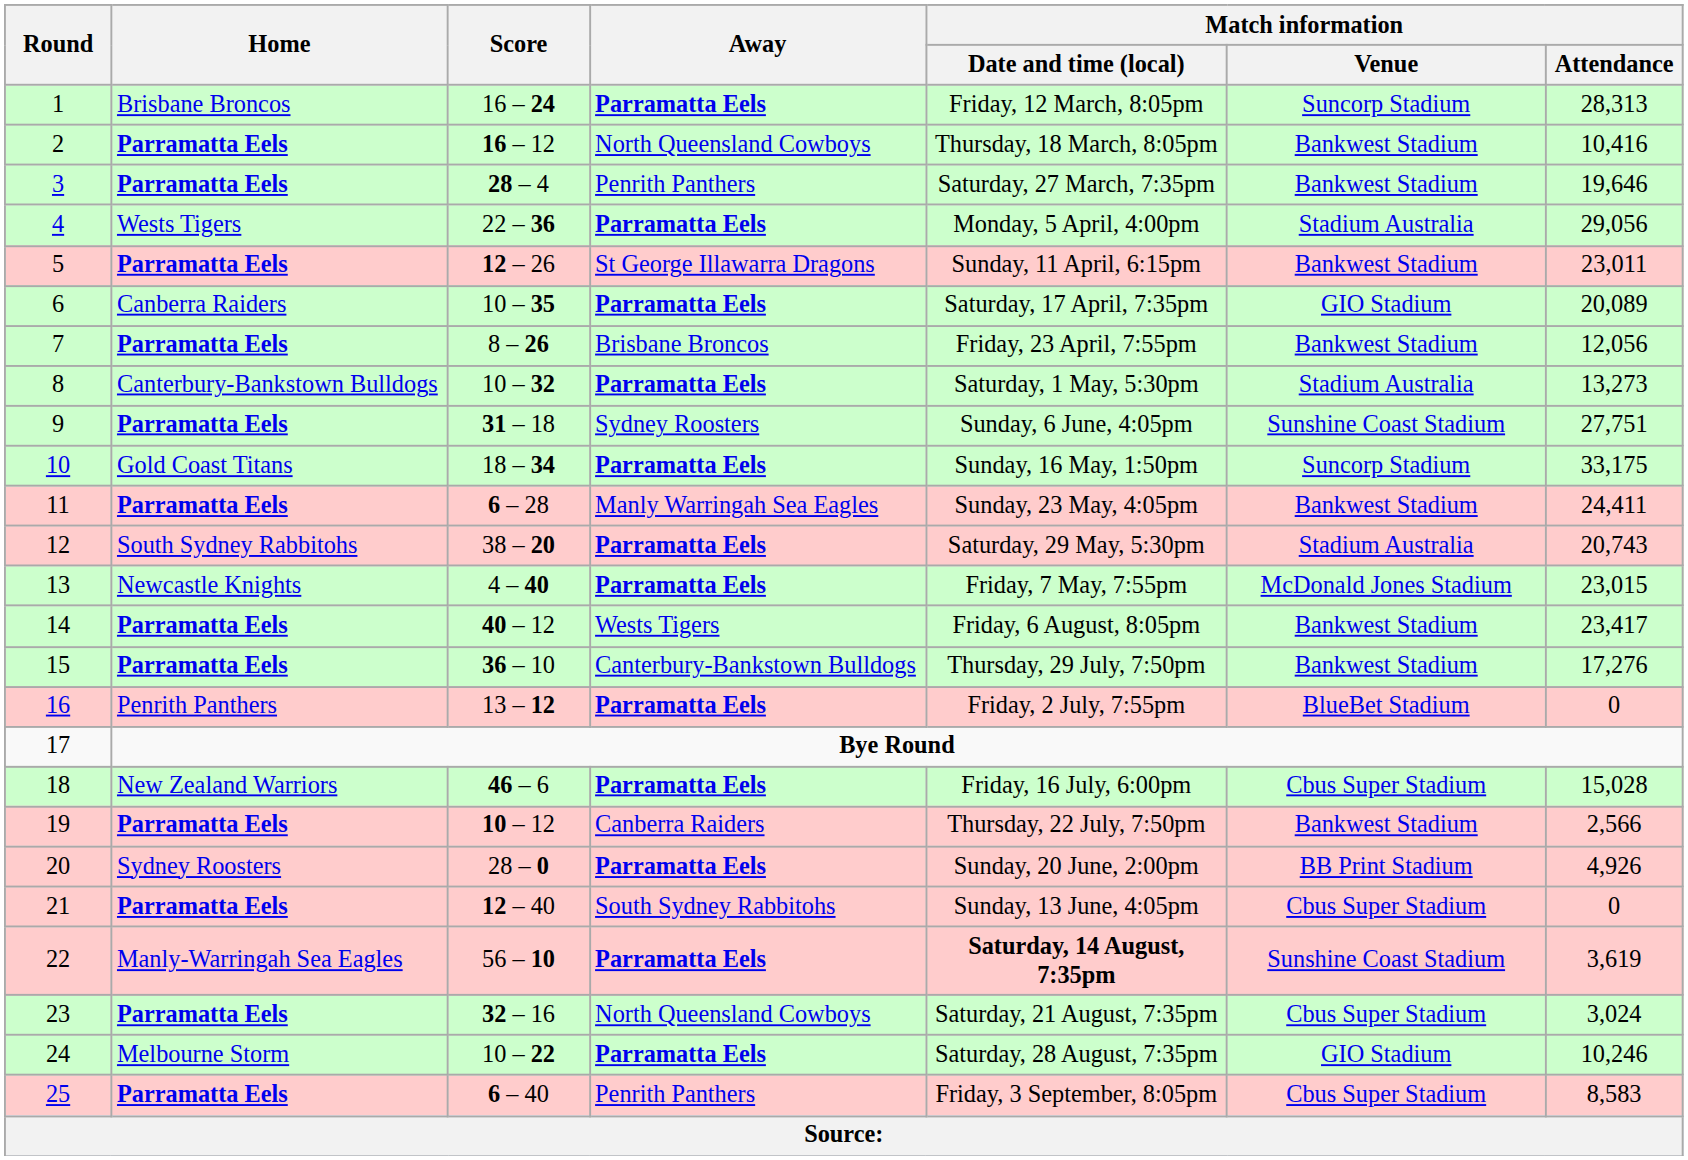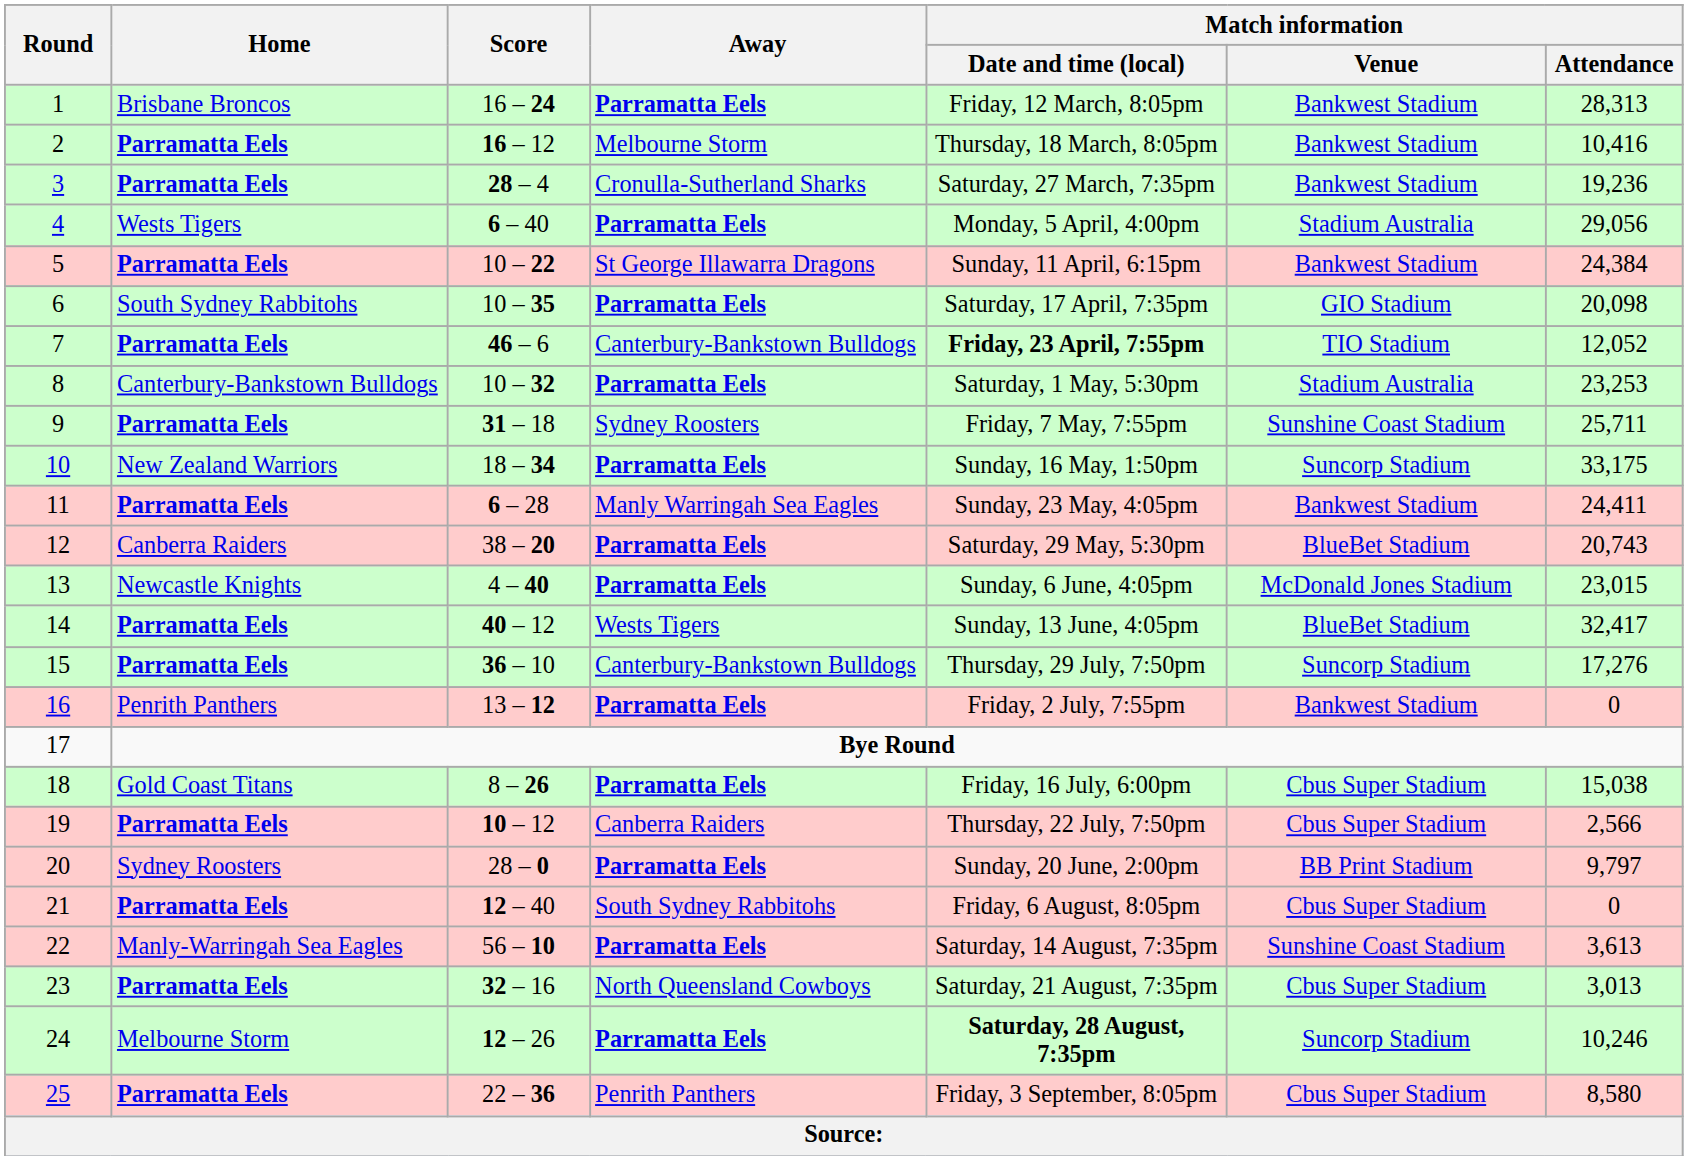(1386, 104) Suncorp Stadium -> (1386, 104) Bankwest Stadium
(733, 144) North Queensland Cowboys -> (681, 144) Melbourne Storm
(675, 184) Penrith Panthers -> (730, 184) Cronulla-Sutherland Sharks
(1614, 184) 19,646 -> (1614, 184) 19,236
(518, 224) 22 – 36 -> (518, 224) 6 – 40
(518, 264) 12 – 26 -> (518, 264) 10 – 22
(1614, 264) 23,011 -> (1614, 264) 24,384
(202, 304) Canberra Raiders -> (237, 304) South Sydney Rabbitohs
(1614, 304) 20,089 -> (1614, 304) 20,098
(518, 344) 8 – 26 -> (518, 344) 46 – 6
(682, 344) Brisbane Broncos -> (755, 344) Canterbury-Bankstown Bulldogs
(1076, 344) normal -> (1076, 344) bold
(1386, 344) Bankwest Stadium -> (1386, 344) TIO Stadium
(1614, 344) 12,056 -> (1614, 344) 12,052
(1614, 385) 13,273 -> (1614, 385) 23,253
(1076, 425) Sunday, 6 June, 4:05pm -> (1076, 425) Friday, 7 May, 7:55pm
(1614, 425) 27,751 -> (1614, 425) 25,711
(205, 465) Gold Coast Titans -> (227, 465) New Zealand Warriors
(237, 545) South Sydney Rabbitohs -> (202, 545) Canberra Raiders
(1386, 545) Stadium Australia -> (1386, 545) BlueBet Stadium
(1076, 585) Friday, 7 May, 7:55pm -> (1076, 585) Sunday, 6 June, 4:05pm
(1076, 625) Friday, 6 August, 8:05pm -> (1076, 625) Sunday, 13 June, 4:05pm
(1386, 625) Bankwest Stadium -> (1386, 625) BlueBet Stadium
(1614, 625) 23,417 -> (1614, 625) 32,417
(1386, 665) Bankwest Stadium -> (1386, 665) Suncorp Stadium
(1386, 705) BlueBet Stadium -> (1386, 705) Bankwest Stadium
(227, 785) New Zealand Warriors -> (205, 785) Gold Coast Titans
(518, 785) 46 – 6 -> (518, 785) 8 – 26
(1614, 785) 15,028 -> (1614, 785) 15,038
(1386, 825) Bankwest Stadium -> (1386, 825) Cbus Super Stadium
(1614, 865) 4,926 -> (1614, 865) 9,797
(1076, 906) Sunday, 13 June, 4:05pm -> (1076, 906) Friday, 6 August, 8:05pm
(1076, 960) bold -> (1076, 946) normal
(1614, 960) 3,619 -> (1614, 946) 3,613
(1614, 1014) 3,024 -> (1614, 986) 3,013
(518, 1054) 10 – 22 -> (518, 1040) 12 – 26
(1076, 1054) normal -> (1076, 1040) bold
(1386, 1054) GIO Stadium -> (1386, 1040) Suncorp Stadium
(518, 1094) 6 – 40 -> (518, 1094) 22 – 36
(1614, 1094) 8,583 -> (1614, 1094) 8,580
